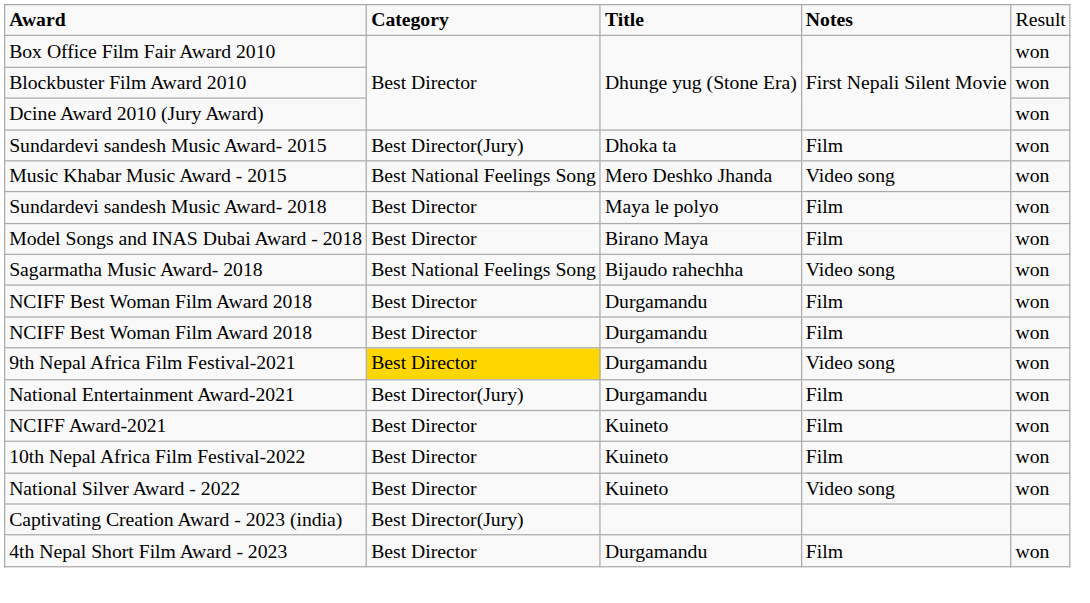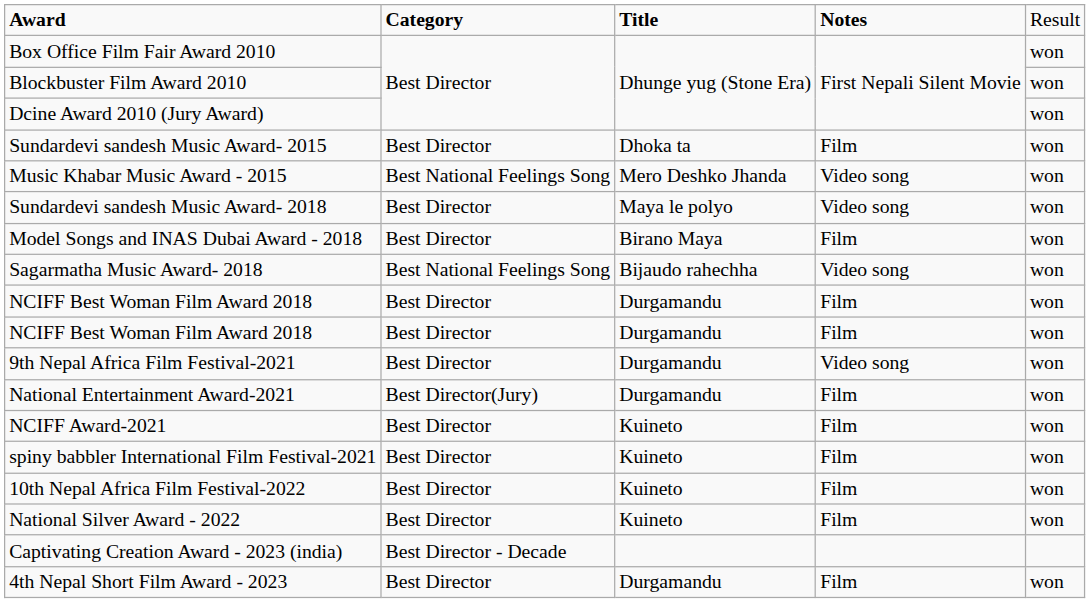(447, 144) Best Director(Jury) -> (438, 144) Best Director
(824, 207) Film -> (865, 207) Video song
(424, 363) gold background -> (438, 363) no background
+ row: (193, 457)
(850, 488) Video song -> (839, 519) Film
(447, 519) Best Director(Jury) -> (476, 550) Best Director - Decade
